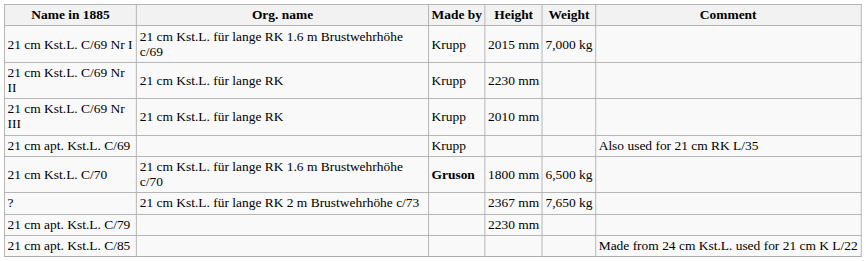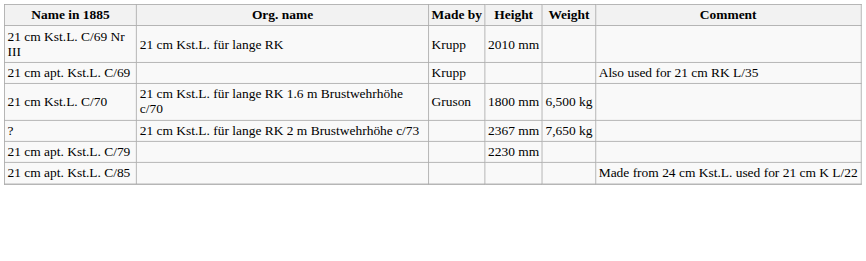- row: (70, 44)
- row: (66, 80)
(453, 174) bold -> (451, 101) normal
